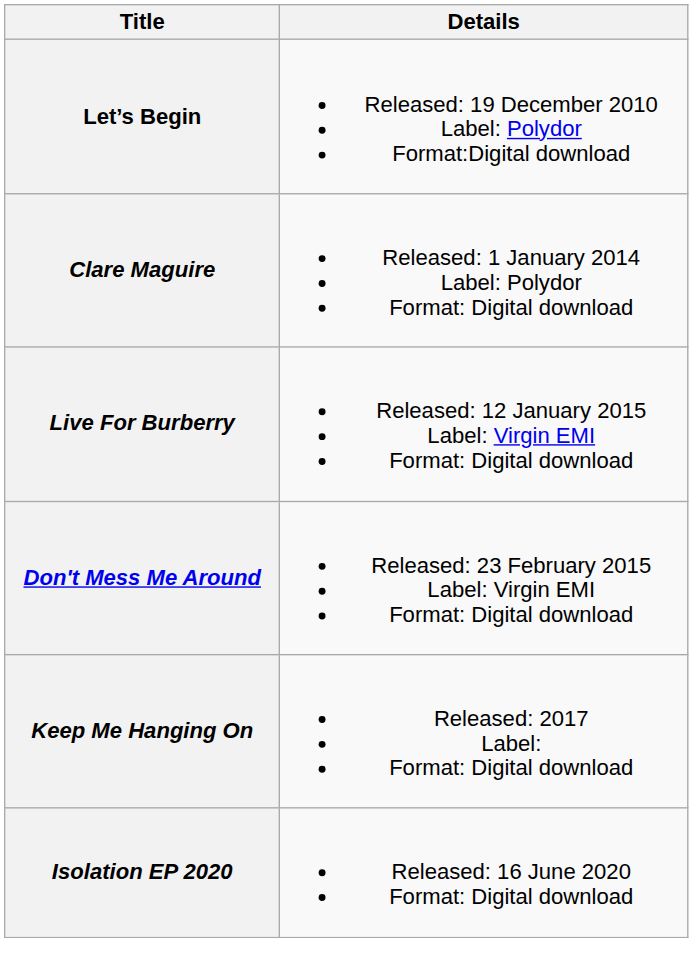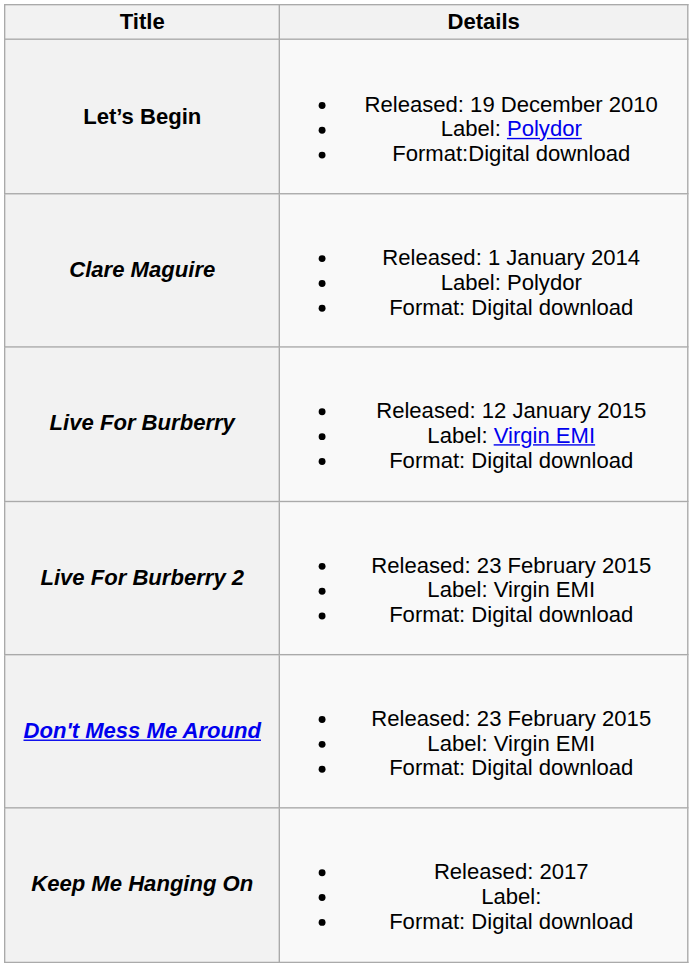+ row: (142, 577)
- row: (142, 872)
